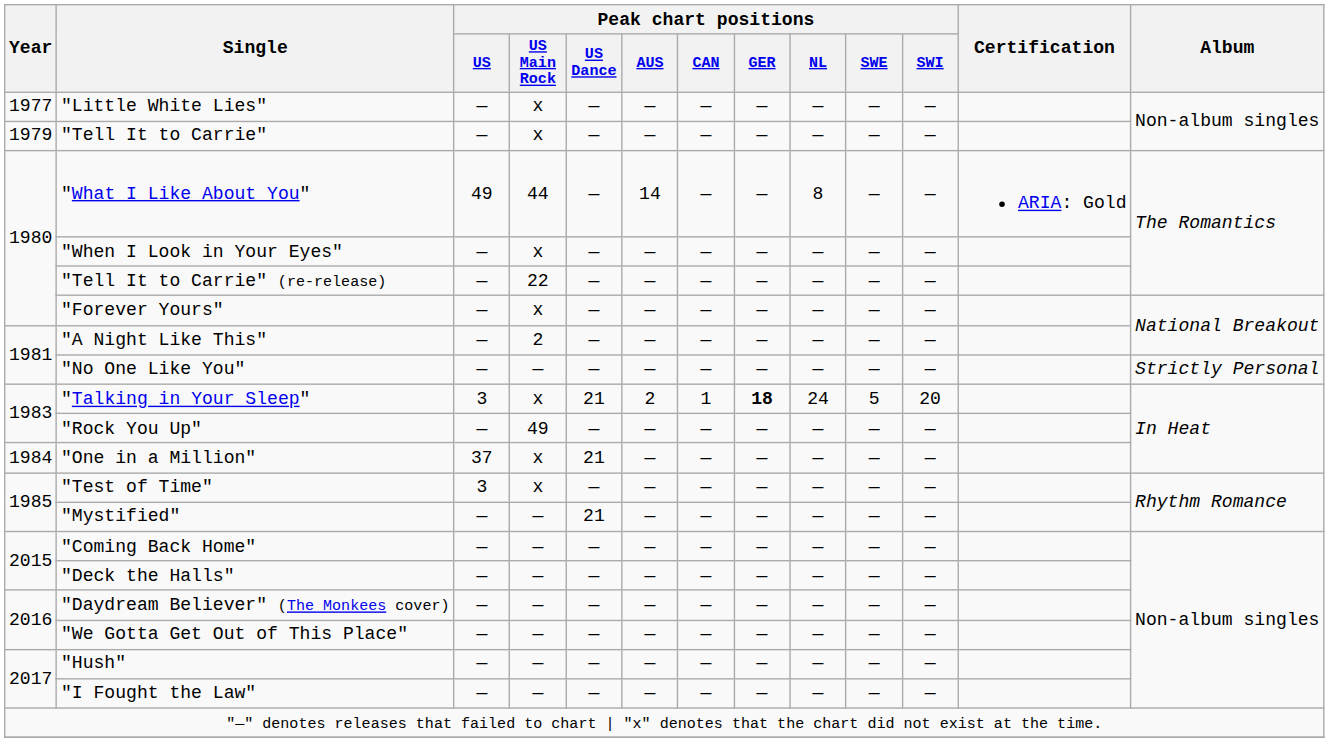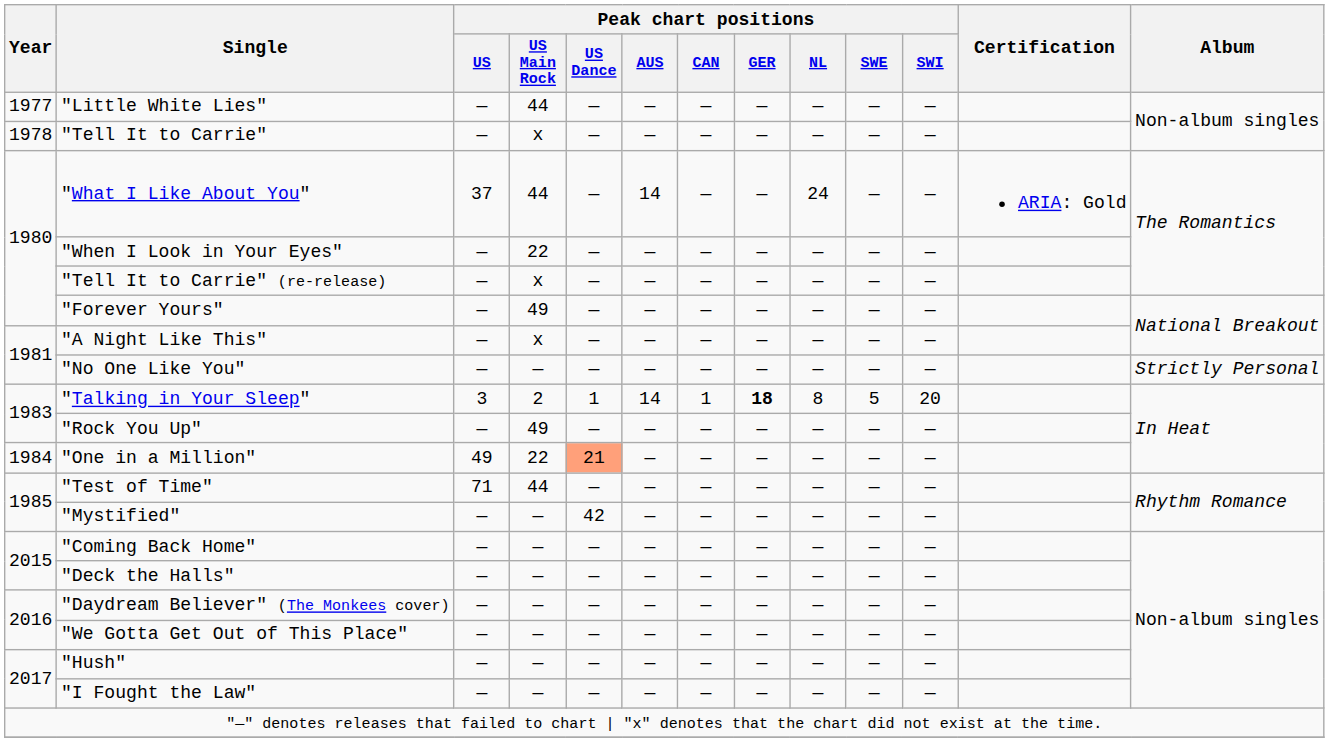(538, 106) x -> (538, 106) 44
(31, 136) 1979 -> (31, 136) 1978
(482, 194) 49 -> (482, 194) 37
(818, 194) 8 -> (818, 194) 24
(538, 252) x -> (538, 252) 22
(538, 281) 22 -> (538, 281) x
(538, 311) x -> (538, 311) 49
(538, 340) 2 -> (538, 340) x
(538, 399) x -> (538, 399) 2
(594, 399) 21 -> (594, 399) 1
(650, 399) 2 -> (650, 399) 14
(818, 399) 24 -> (818, 399) 8
(482, 458) 37 -> (482, 458) 49
(538, 458) x -> (538, 458) 22
(594, 458) no background -> (594, 458) lightsalmon background
(482, 487) 3 -> (482, 487) 71
(538, 487) x -> (538, 487) 44
(594, 517) 21 -> (594, 517) 42
